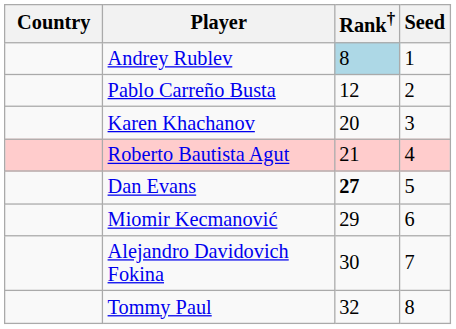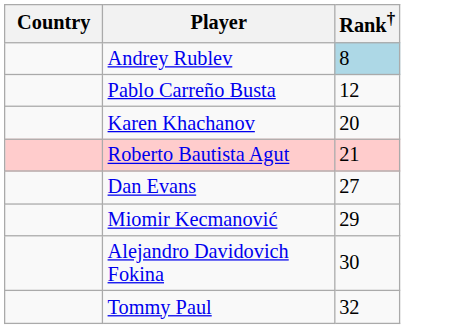- column: (425, 23)
(349, 187) bold -> (349, 187) normal
